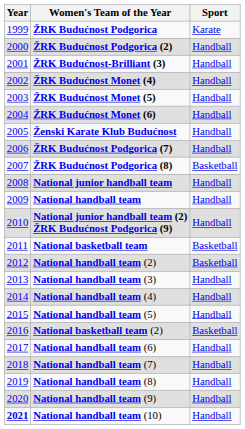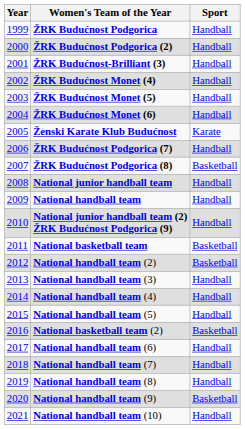(206, 30) Karate -> (212, 30) Handball
(212, 132) Handball -> (206, 132) Karate
(212, 399) Handball -> (215, 399) Basketball
(18, 416) bold -> (18, 416) normal
